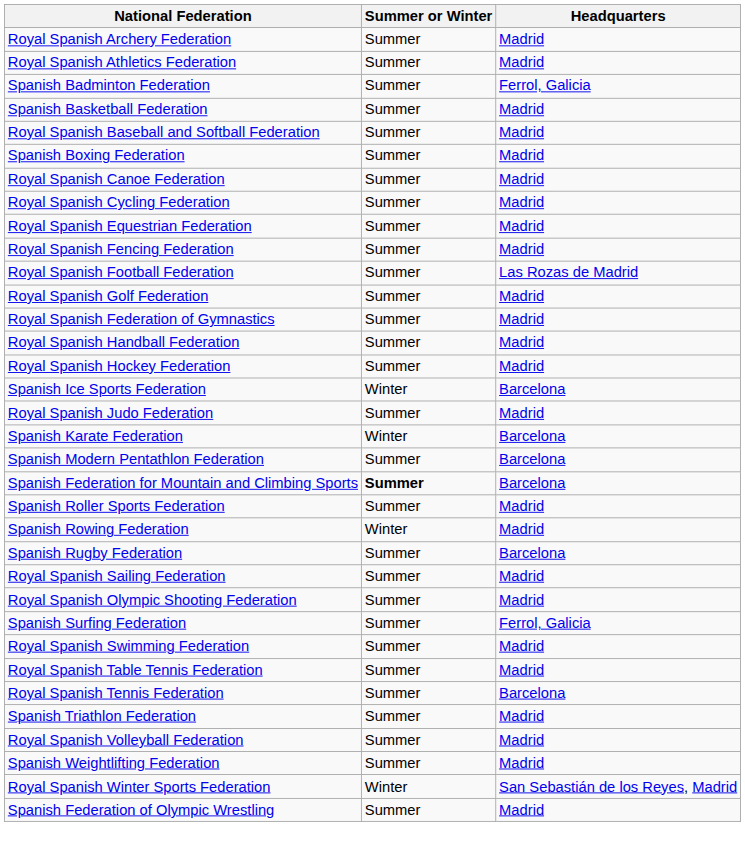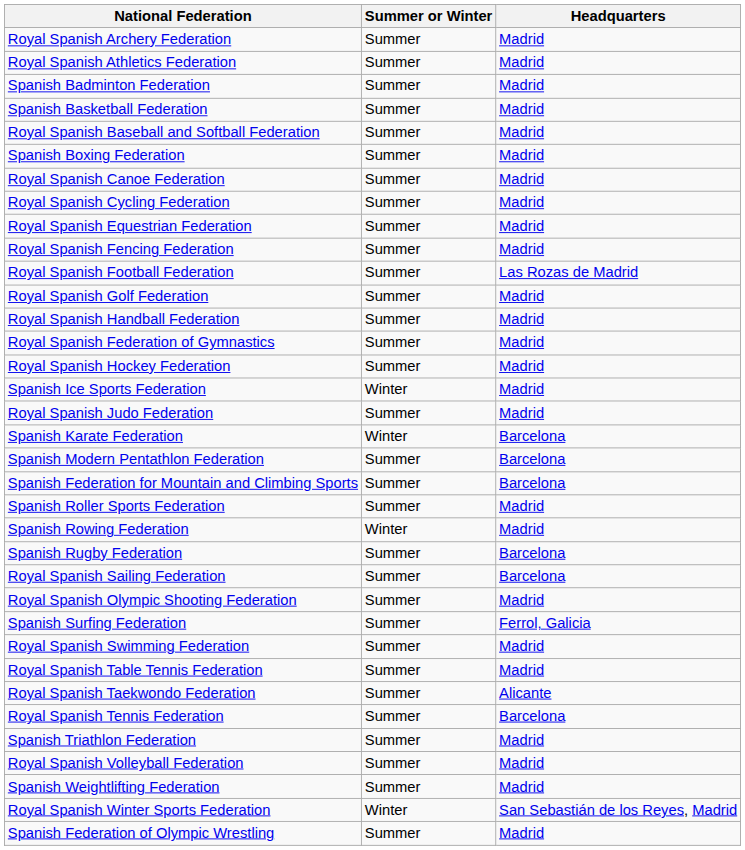(545, 86) Ferrol, Galicia -> (522, 86) Madrid
rows swapped: (141, 319) <-> (124, 343)
(532, 389) Barcelona -> (522, 389) Madrid
(394, 483) bold -> (393, 483) normal
(522, 576) Madrid -> (532, 576) Barcelona
+ row: (132, 693)
